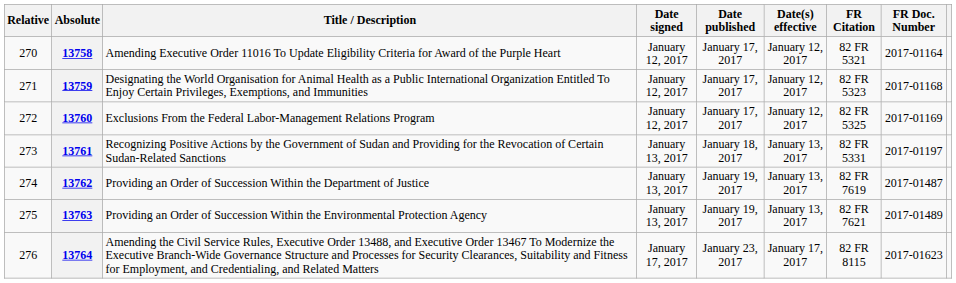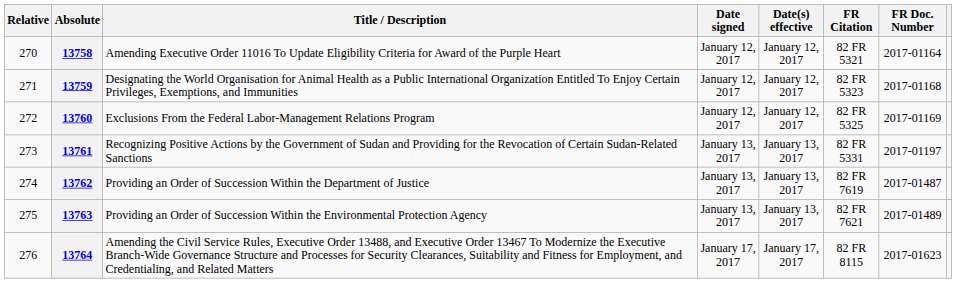- column: (730, 20)
